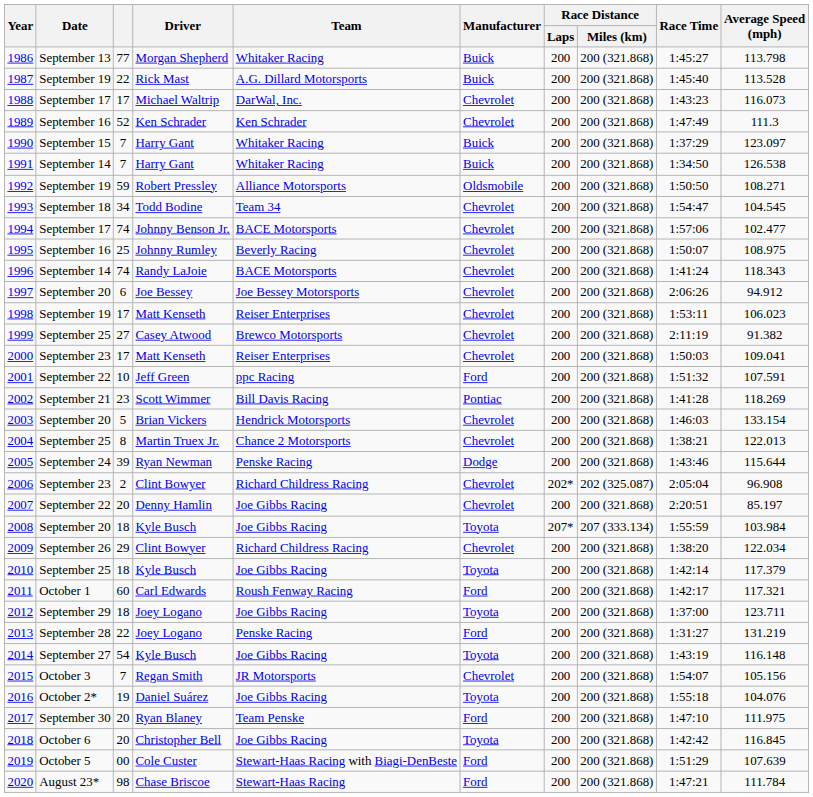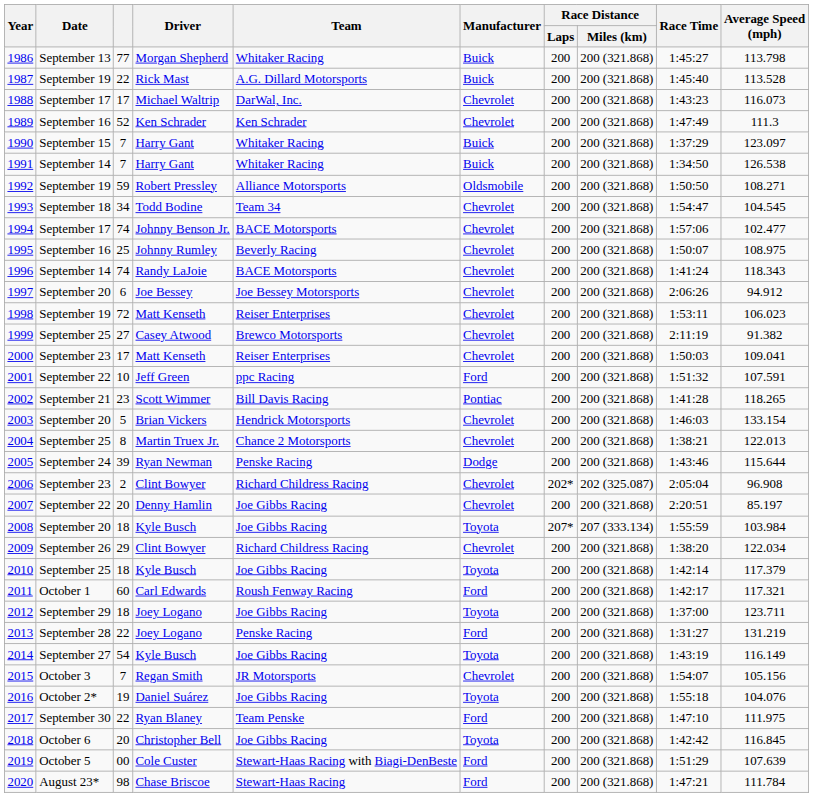(123, 313) 17 -> (123, 313) 72
(765, 398) 118.269 -> (765, 398) 118.265
(765, 654) 116.148 -> (765, 654) 116.149
(123, 718) 20 -> (123, 718) 22
